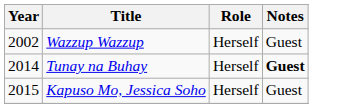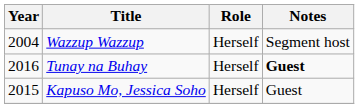(24, 41) 2002 -> (24, 41) 2004
(284, 41) Guest -> (308, 41) Segment host
(24, 66) 2014 -> (24, 66) 2016
